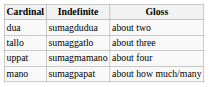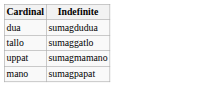- column: (157, 12)
